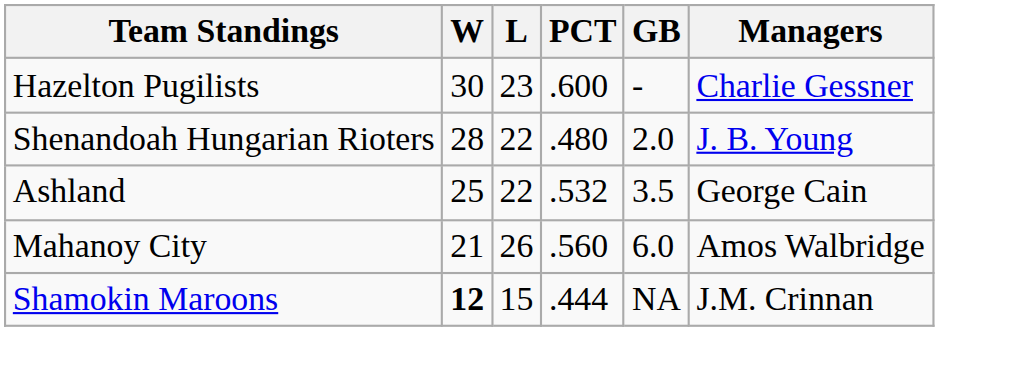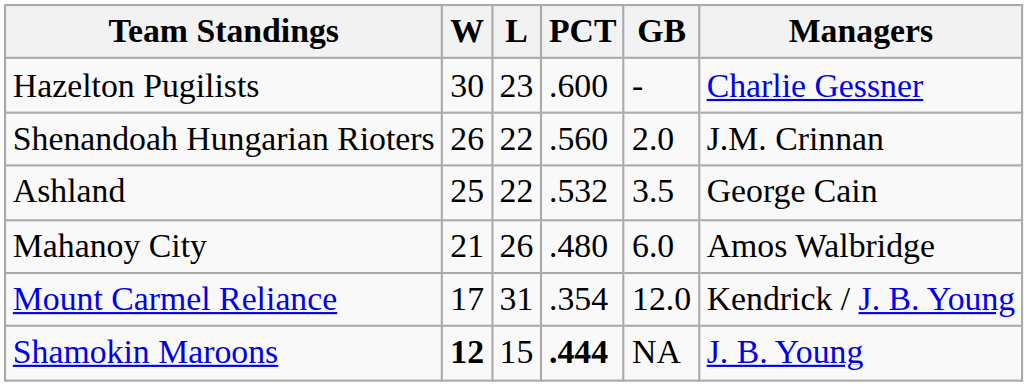(467, 138) 28 -> (467, 138) 26
(578, 138) .480 -> (578, 138) .560
(775, 138) J. B. Young -> (795, 138) J.M. Crinnan
(578, 245) .560 -> (578, 245) .480
+ row: (175, 298)
(578, 298) normal -> (578, 352) bold
(785, 298) J.M. Crinnan -> (785, 352) J. B. Young
